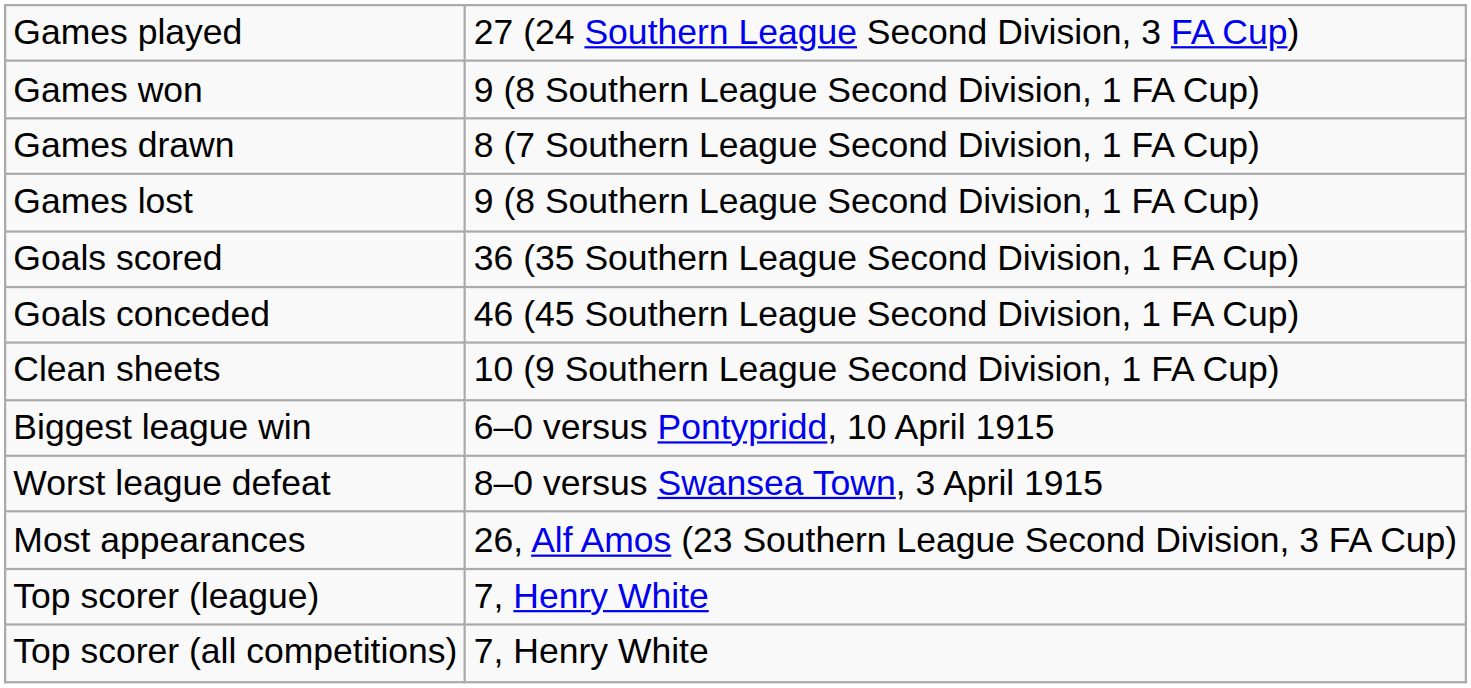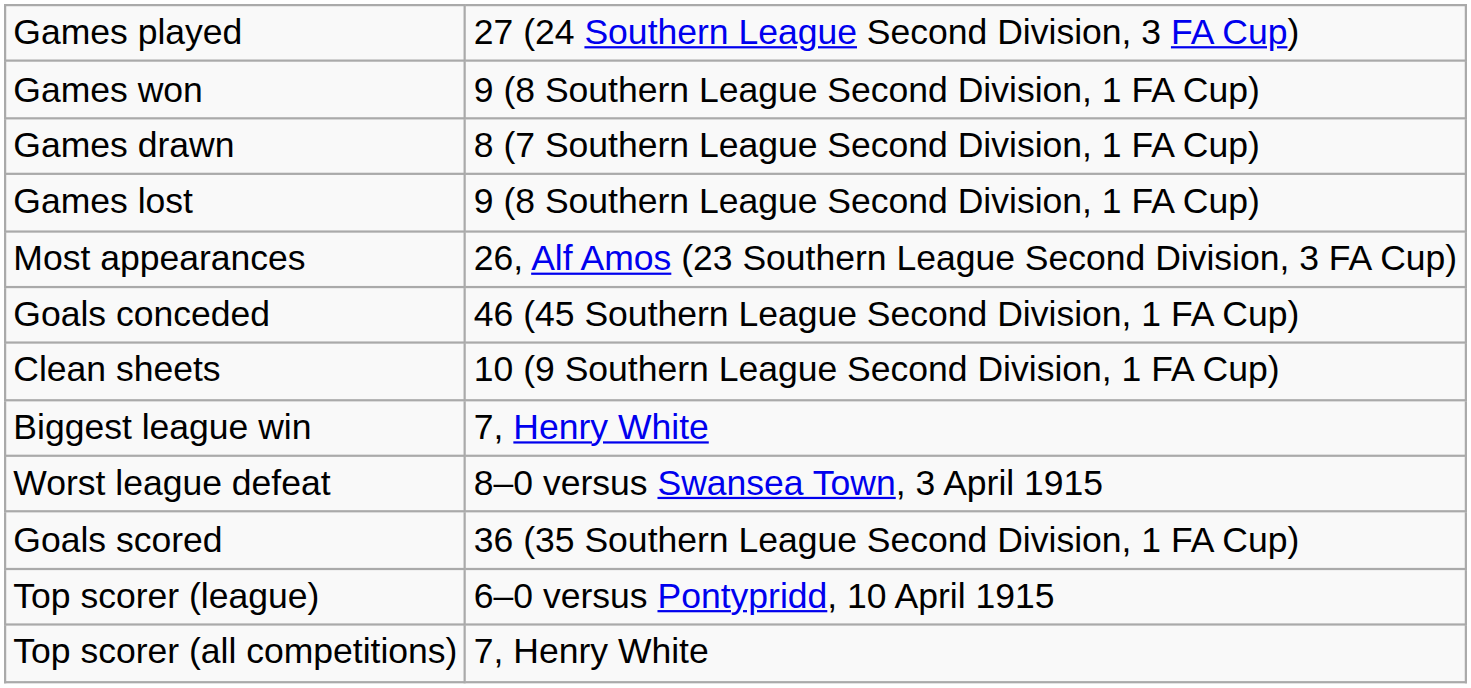rows swapped: (118, 257) <-> (159, 539)
(764, 426) 6–0 versus Pontypridd, 10 April 1915 -> (591, 426) 7, Henry White
(591, 595) 7, Henry White -> (764, 595) 6–0 versus Pontypridd, 10 April 1915
